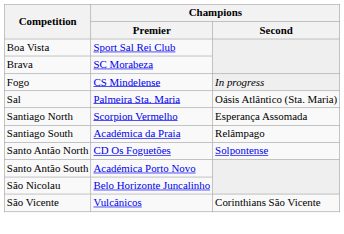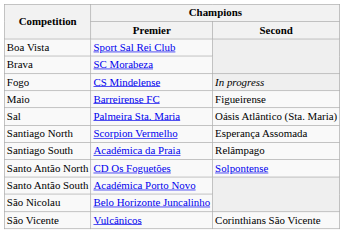+ row: (18, 99)
